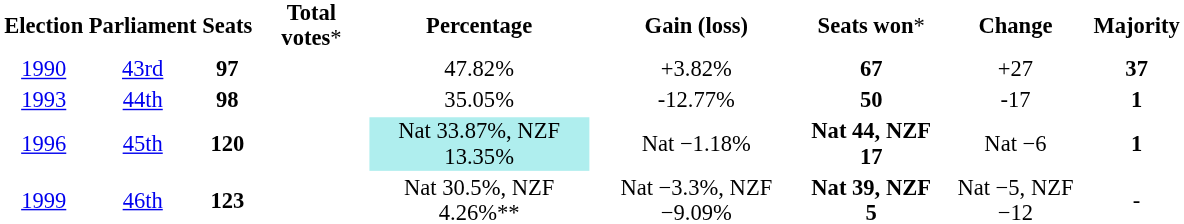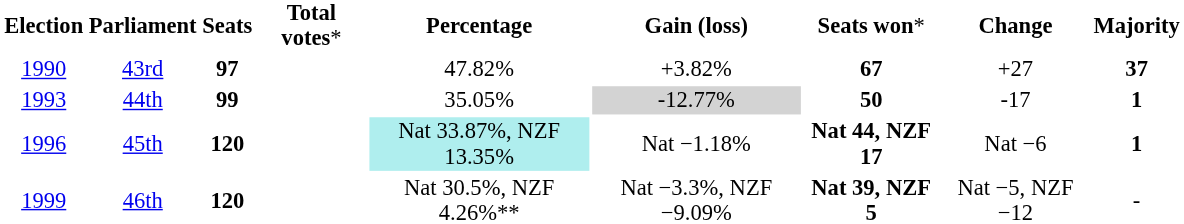(227, 100) 98 -> (227, 100) 99
(696, 100) no background -> (696, 100) lightgrey background
(227, 200) 123 -> (227, 200) 120
